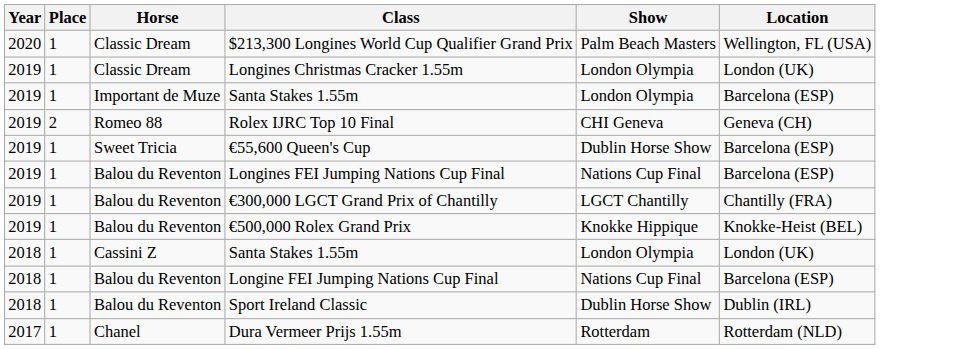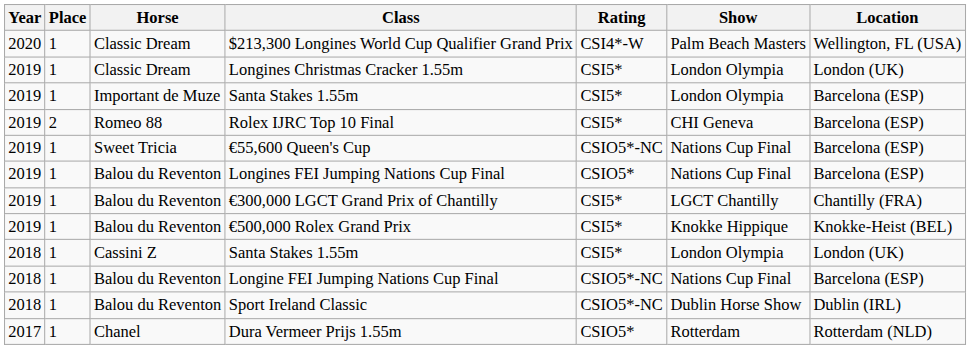+ column: (622, 17)
(768, 122) Geneva (CH) -> (869, 122) Barcelona (ESP)
(646, 148) Dublin Horse Show -> (731, 148) Nations Cup Final
